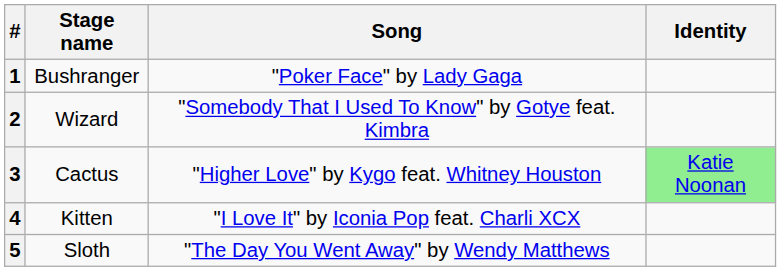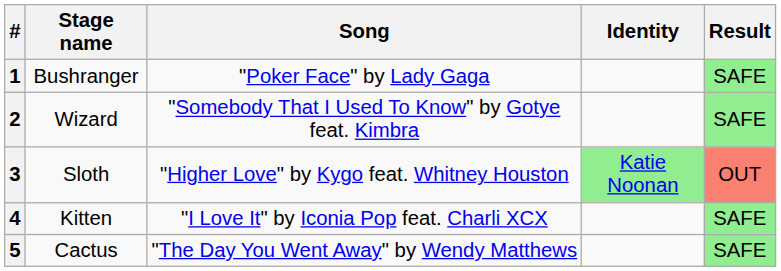+ column: (740, 32)
(87, 174) Cactus -> (86, 174) Sloth
(87, 250) Sloth -> (86, 250) Cactus
